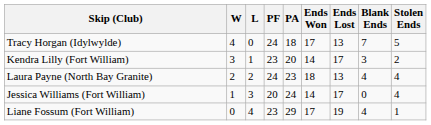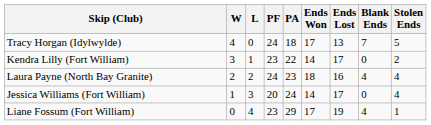(291, 59) 20 -> (291, 59) 22
(364, 59) 3 -> (364, 59) 0
(338, 77) 13 -> (338, 77) 16
